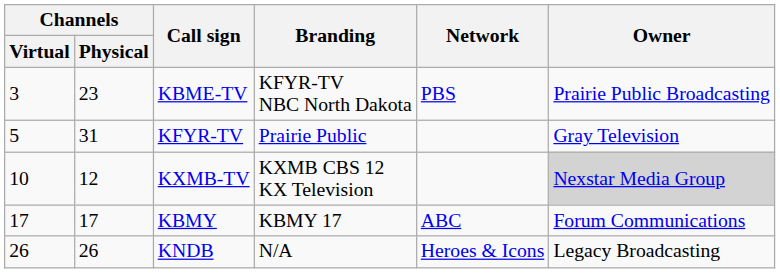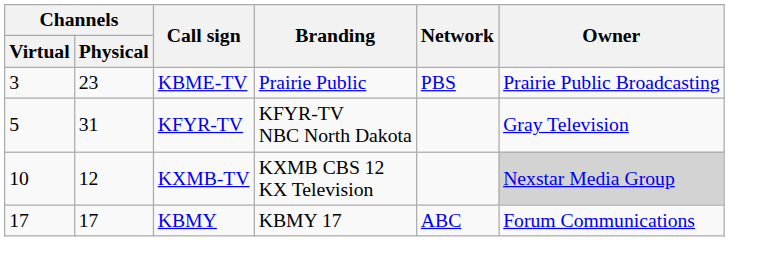(335, 93) KFYR-TV NBC North Dakota -> (313, 82) Prairie Public
(313, 135) Prairie Public -> (335, 124) KFYR-TV NBC North Dakota
- row: (186, 251)
